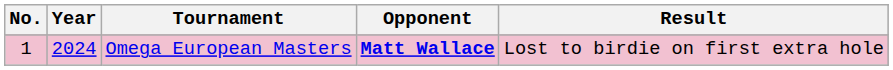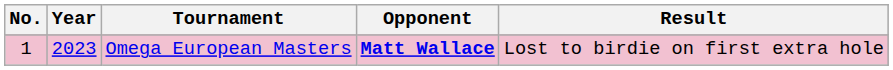(74, 50) 2024 -> (74, 50) 2023
